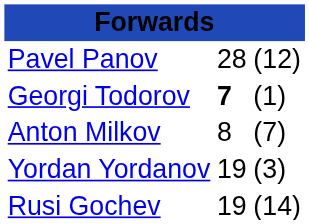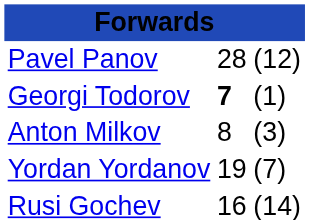(270, 132) (7) -> (270, 132) (3)
(270, 169) (3) -> (270, 169) (7)
(232, 206) 19 -> (232, 206) 16
